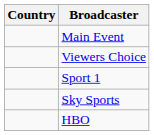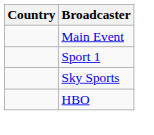- row: (104, 57)
